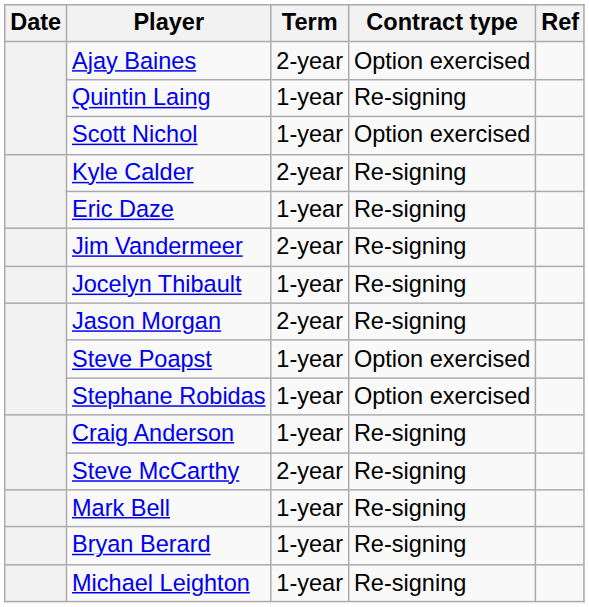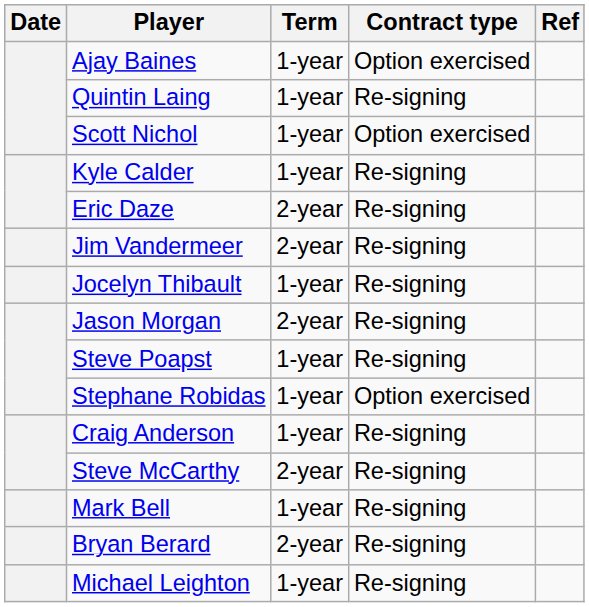(310, 60) 2-year -> (310, 60) 1-year
(310, 172) 2-year -> (310, 172) 1-year
(310, 209) 1-year -> (310, 209) 2-year
(442, 358) Option exercised -> (410, 358) Re-signing
(310, 545) 1-year -> (310, 545) 2-year
